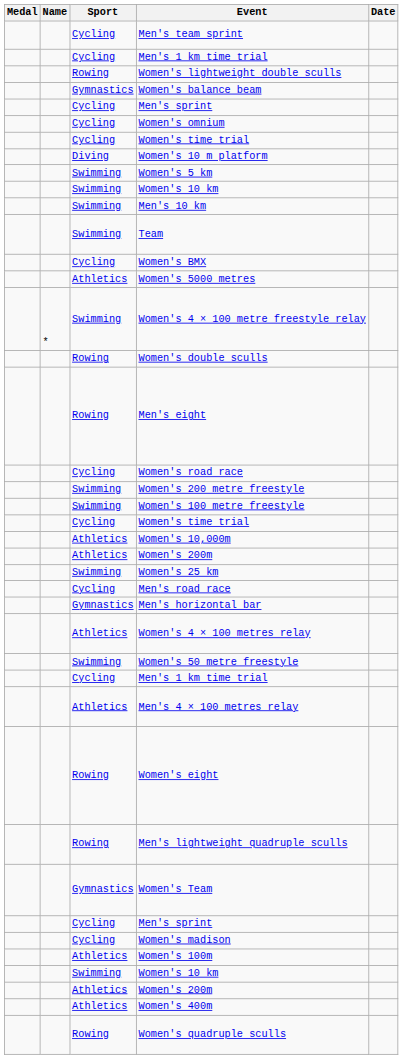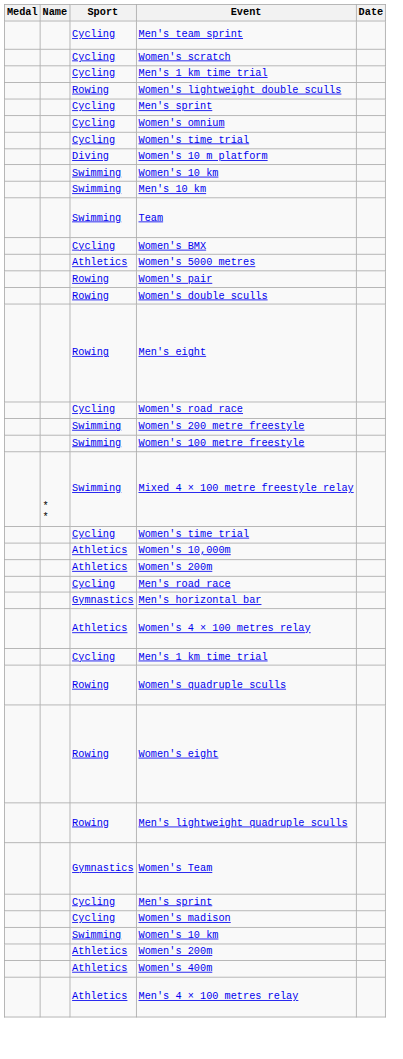+ row: (94, 58)
- row: (103, 91)
- row: (97, 174)
- row: (97, 319)
+ row: (91, 280)
+ row: (97, 489)
- row: (97, 573)
- row: (97, 662)
rows swapped: (91, 1035) <-> (100, 707)
- row: (100, 957)
